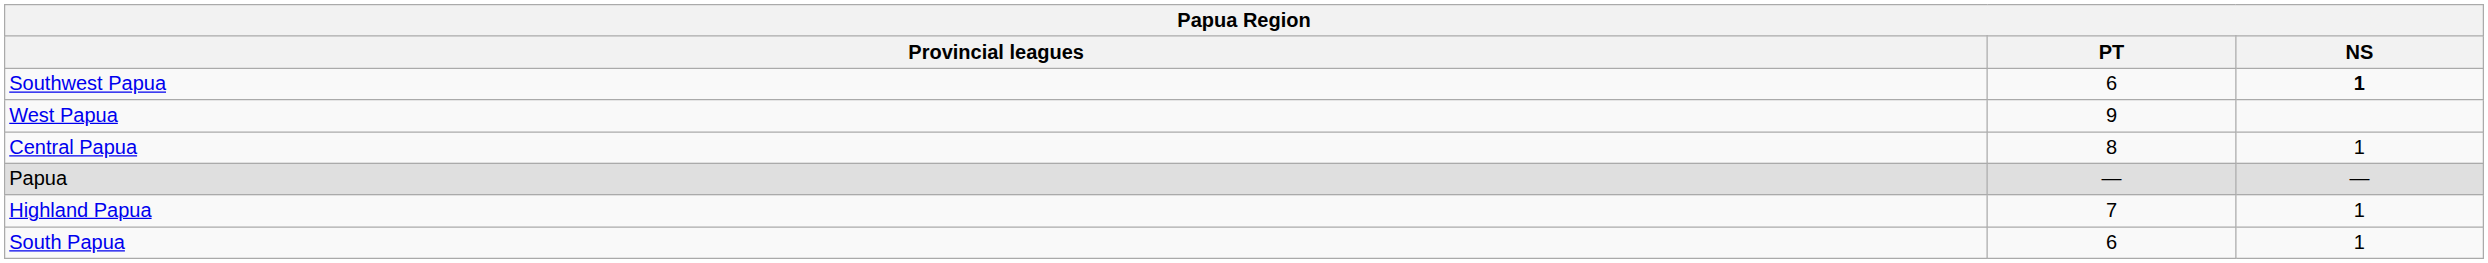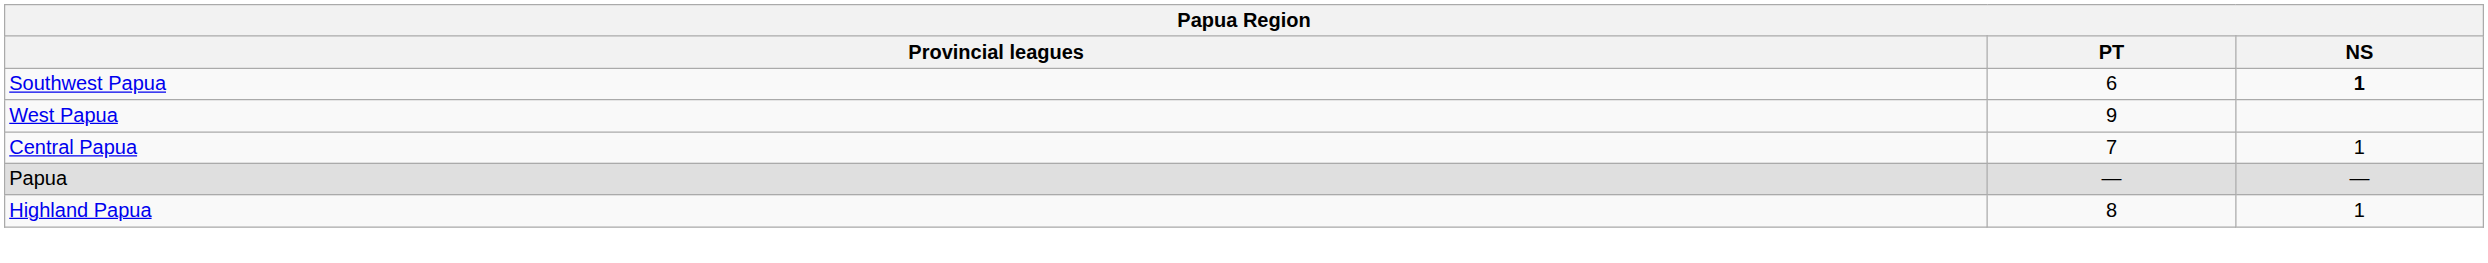(2112, 147) 8 -> (2112, 147) 7
(2112, 210) 7 -> (2112, 210) 8
- row: (67, 242)
